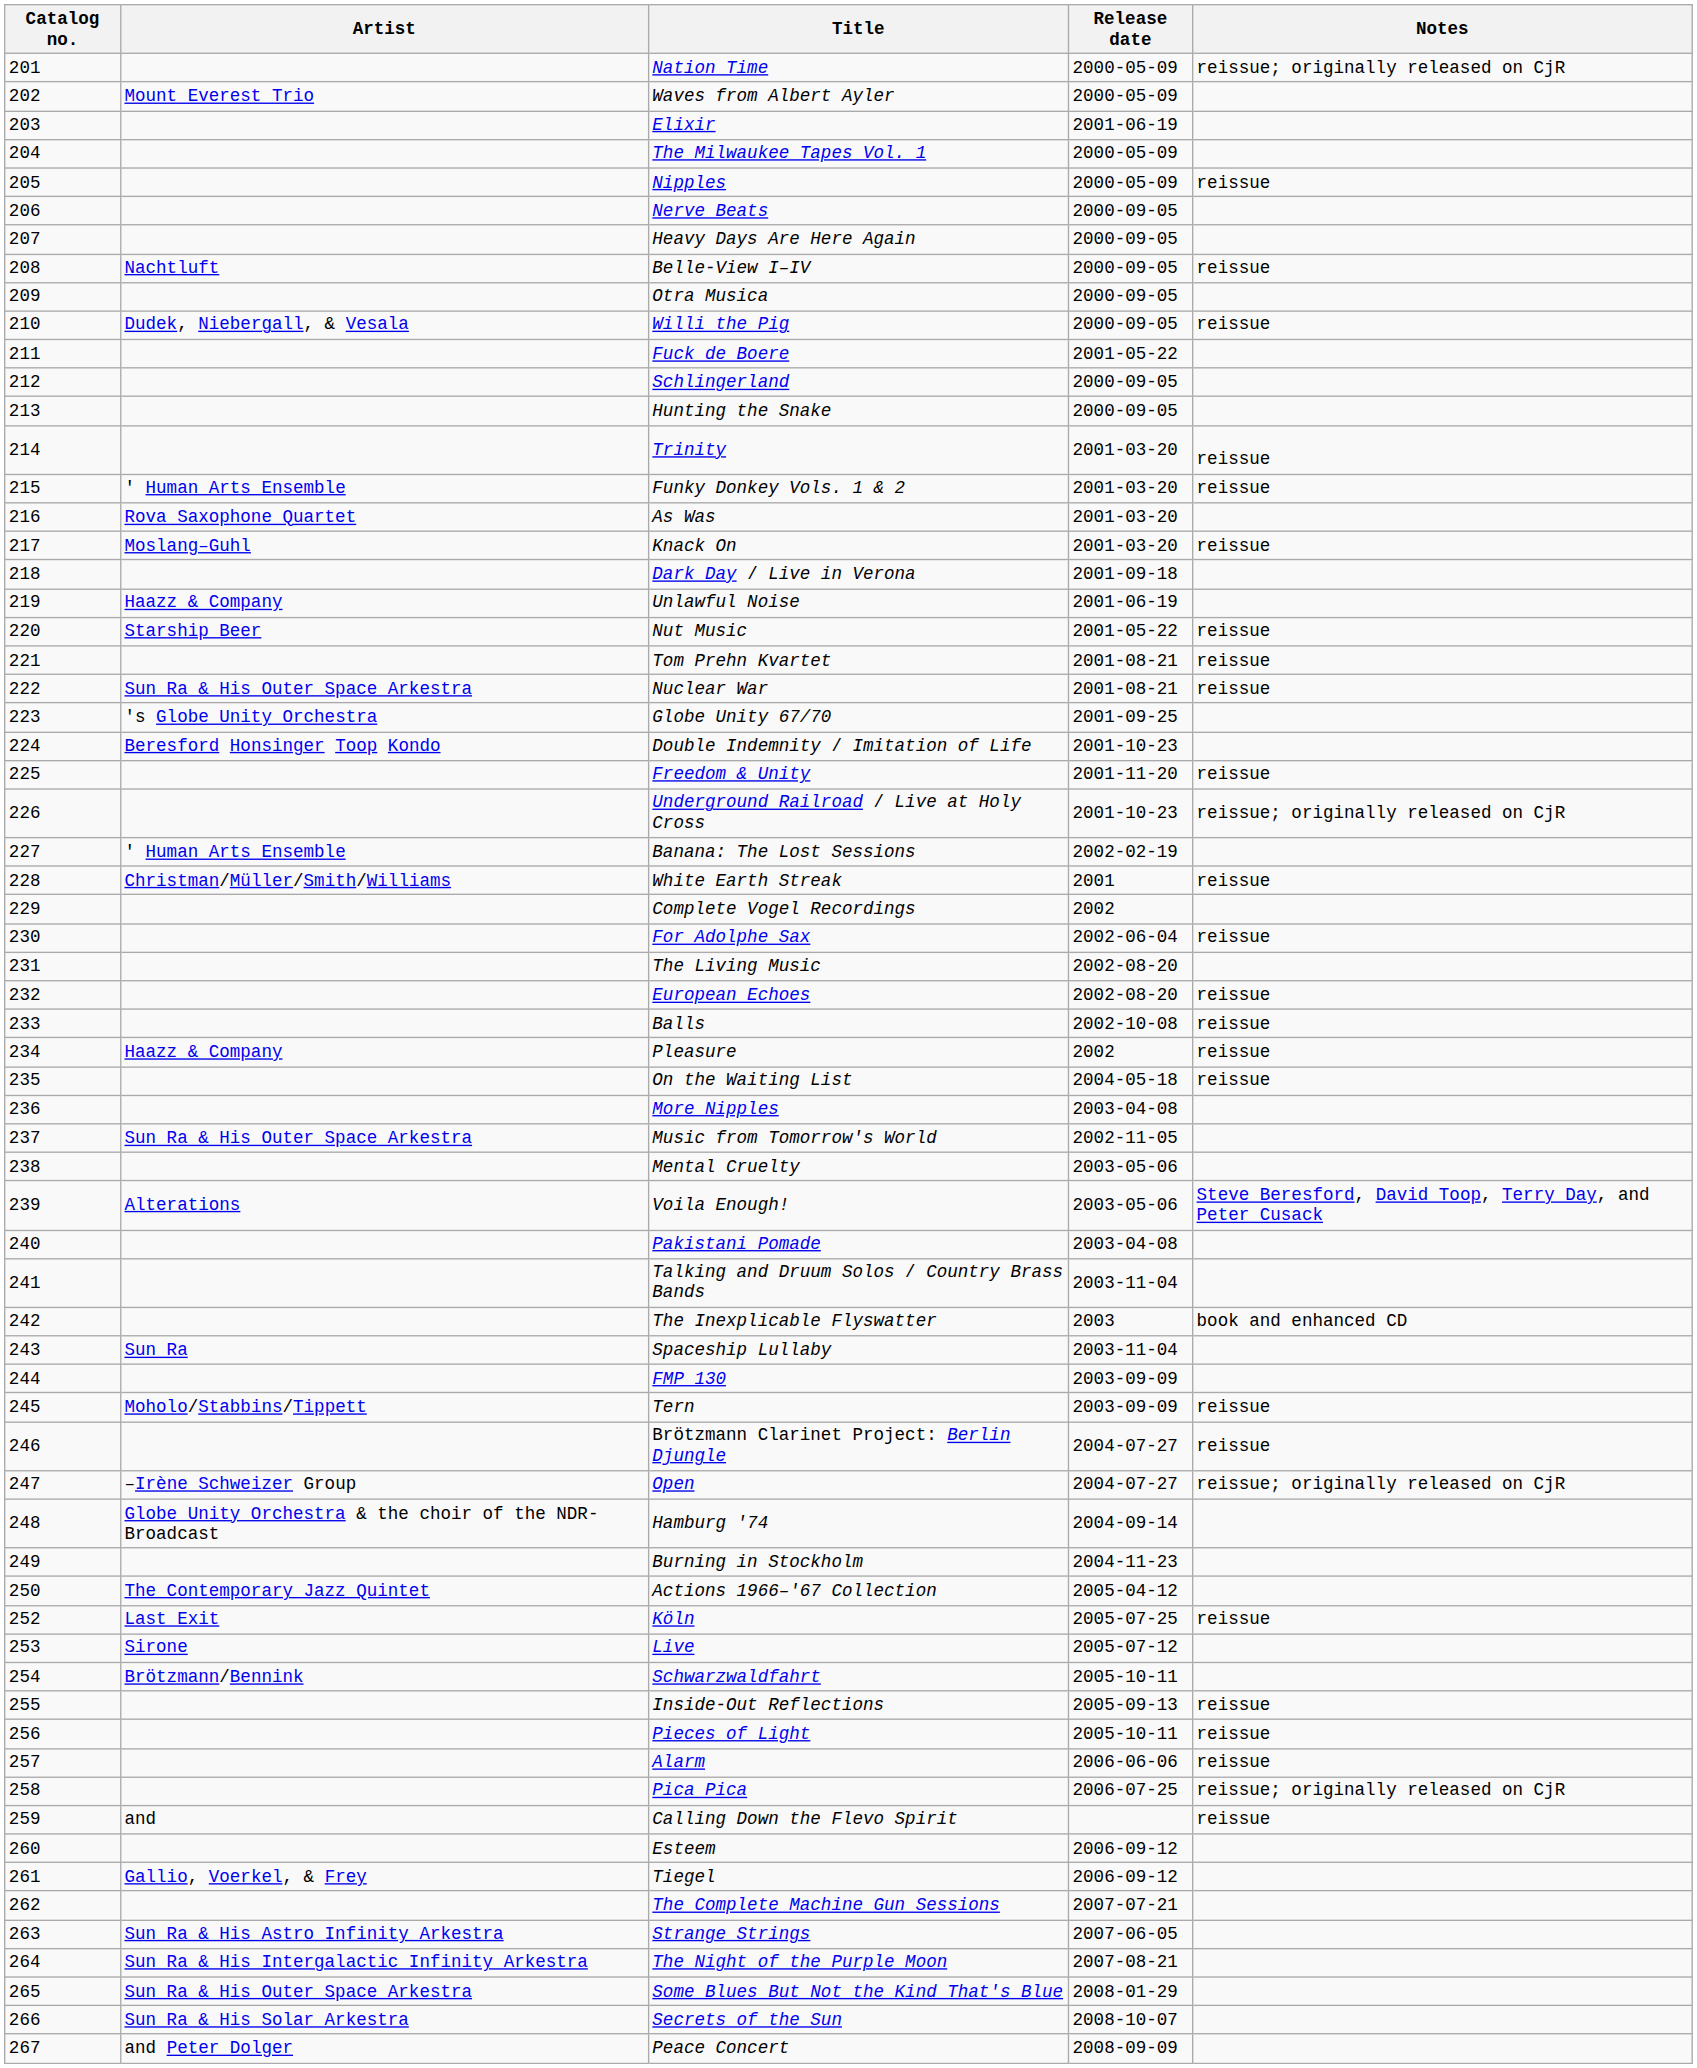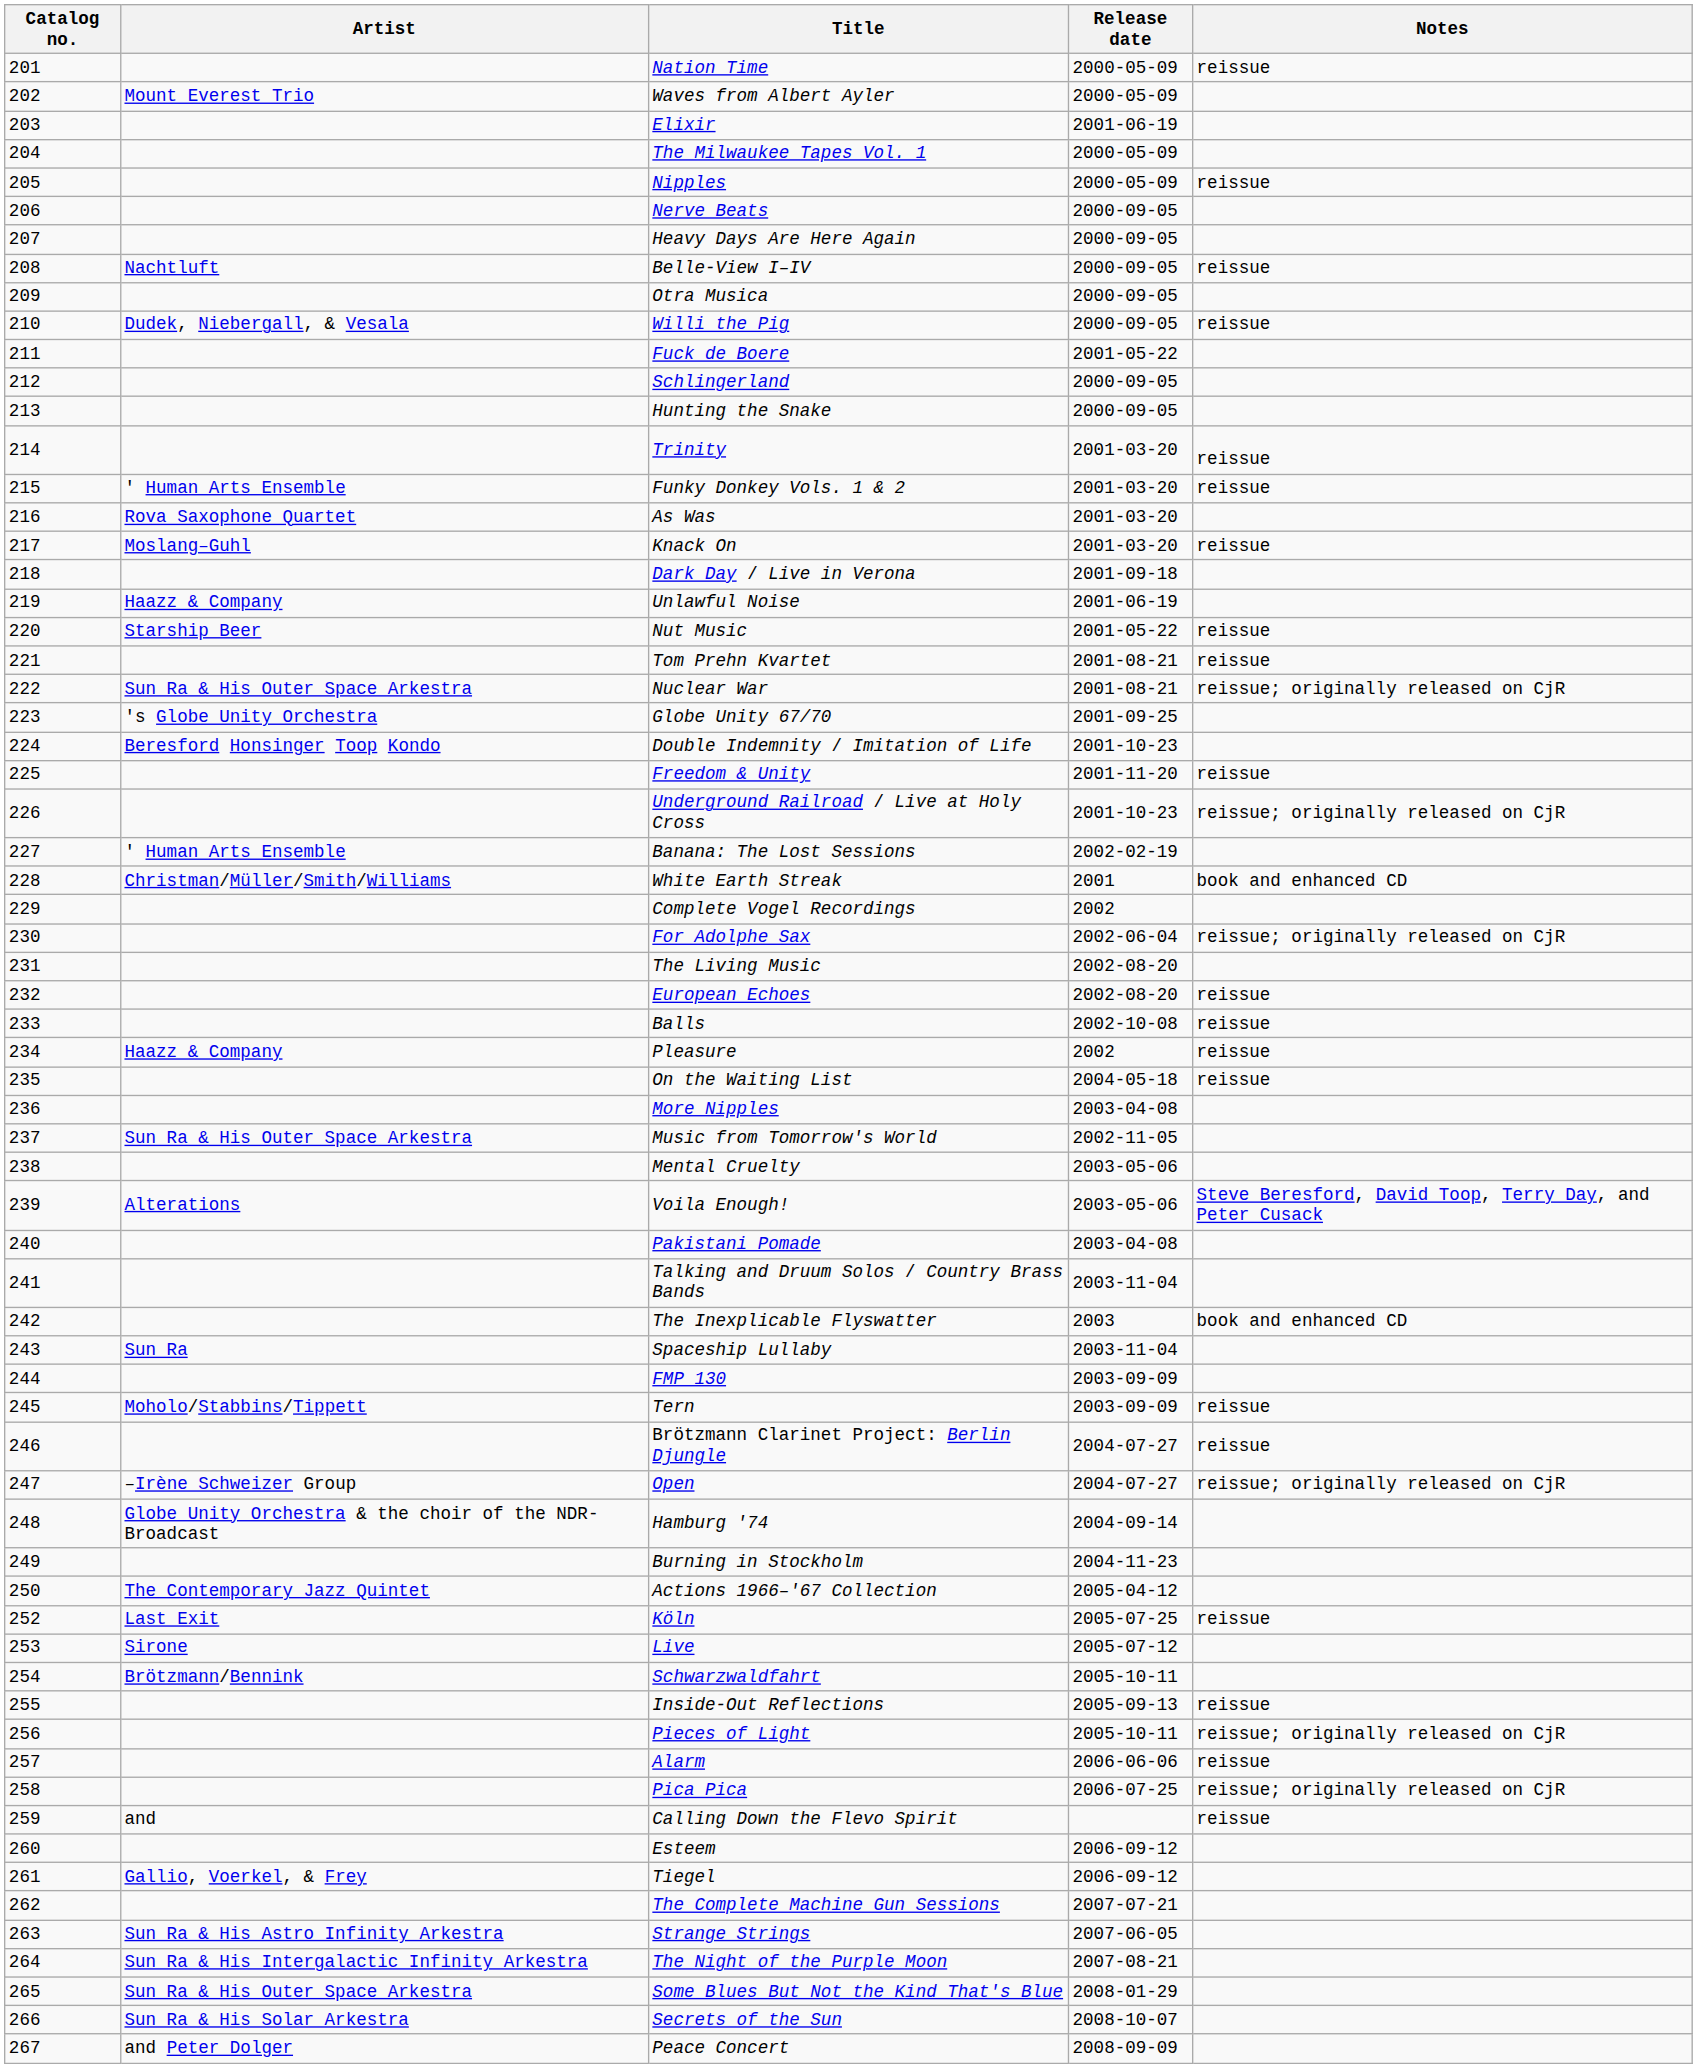(1381, 68) reissue; originally released on CjR -> (1233, 68) reissue
(1233, 689) reissue -> (1381, 689) reissue; originally released on CjR
(1233, 881) reissue -> (1302, 881) book and enhanced CD
(1233, 938) reissue -> (1381, 938) reissue; originally released on CjR
(1233, 1734) reissue -> (1381, 1734) reissue; originally released on CjR
